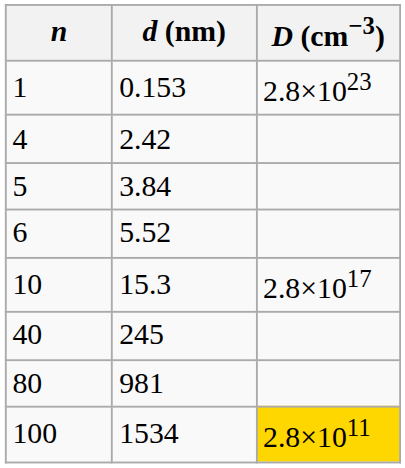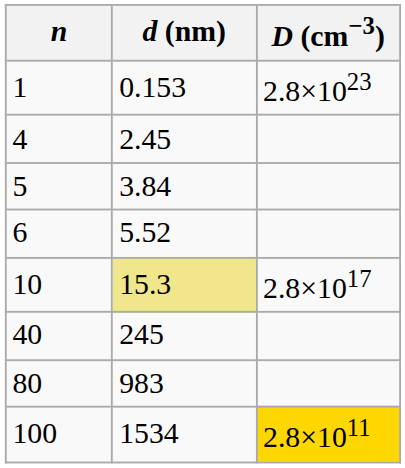(145, 138) 2.42 -> (145, 138) 2.45
(145, 284) no background -> (145, 284) khaki background
(141, 382) 981 -> (141, 382) 983
